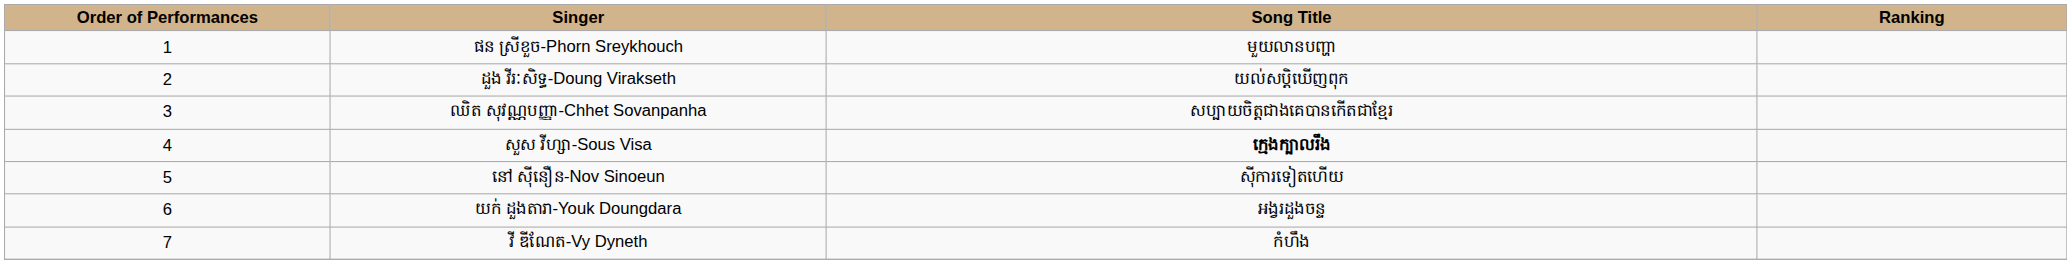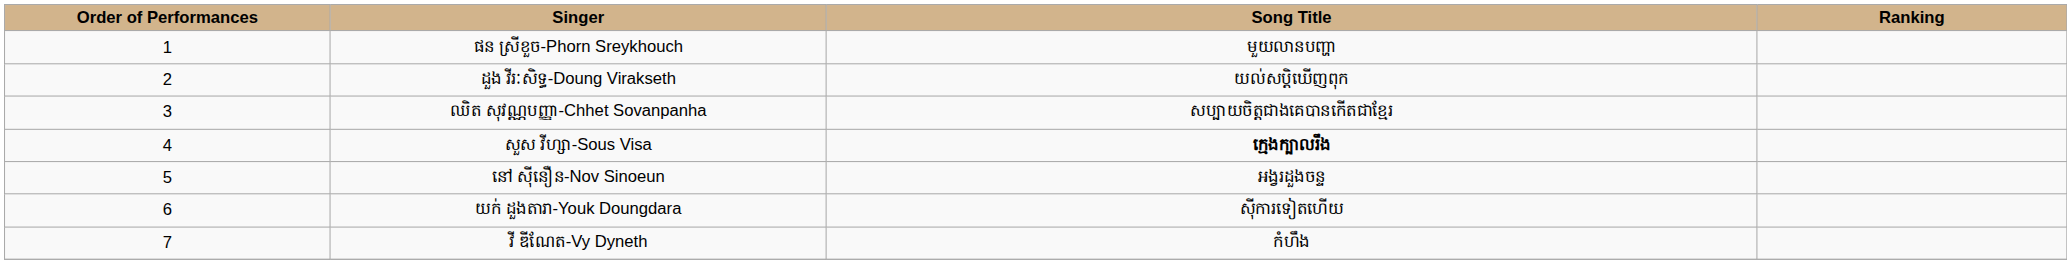(1292, 176) ស៊ីការទៀតហើយ -> (1292, 176) អង្វរដួងចន្ទ
(1292, 209) អង្វរដួងចន្ទ -> (1292, 209) ស៊ីការទៀតហើយ
